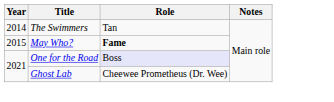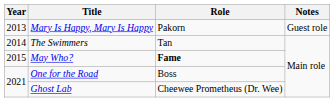+ row: (92, 27)
(112, 58) lavender background -> (167, 74) no background
